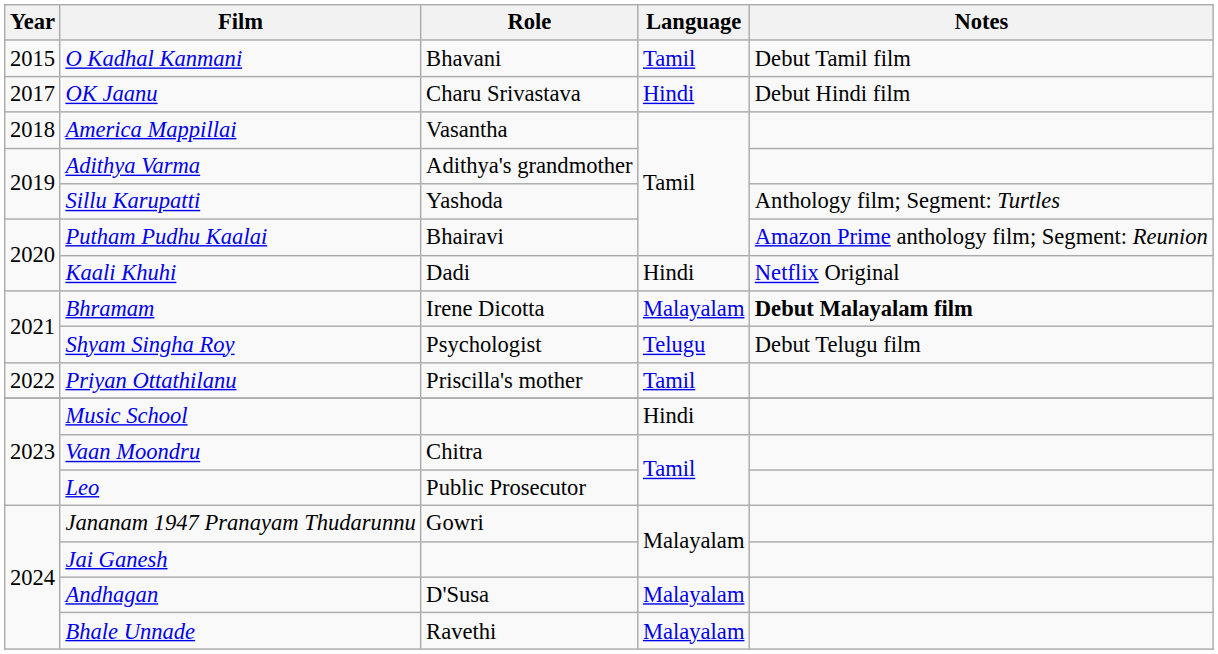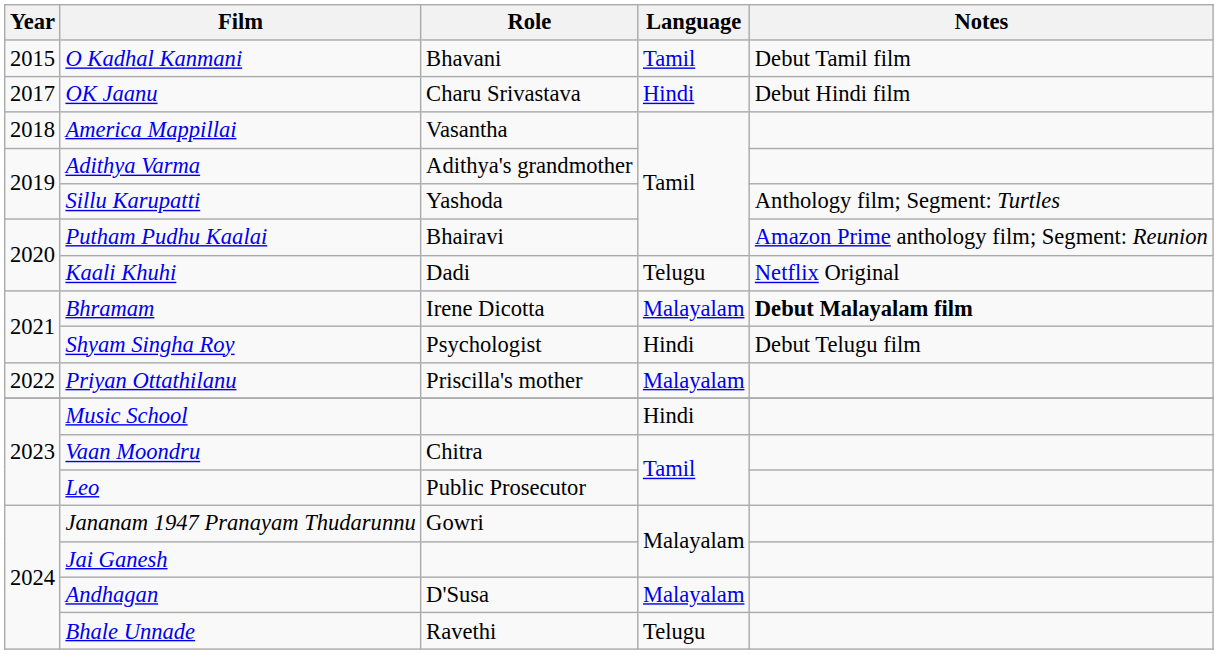(669, 272) Hindi -> (674, 272) Telugu
(674, 344) Telugu -> (669, 344) Hindi
(669, 380) Tamil -> (694, 380) Malayalam
(694, 630) Malayalam -> (674, 630) Telugu
